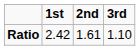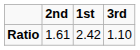columns swapped: (54, 14) <-> (87, 14)
